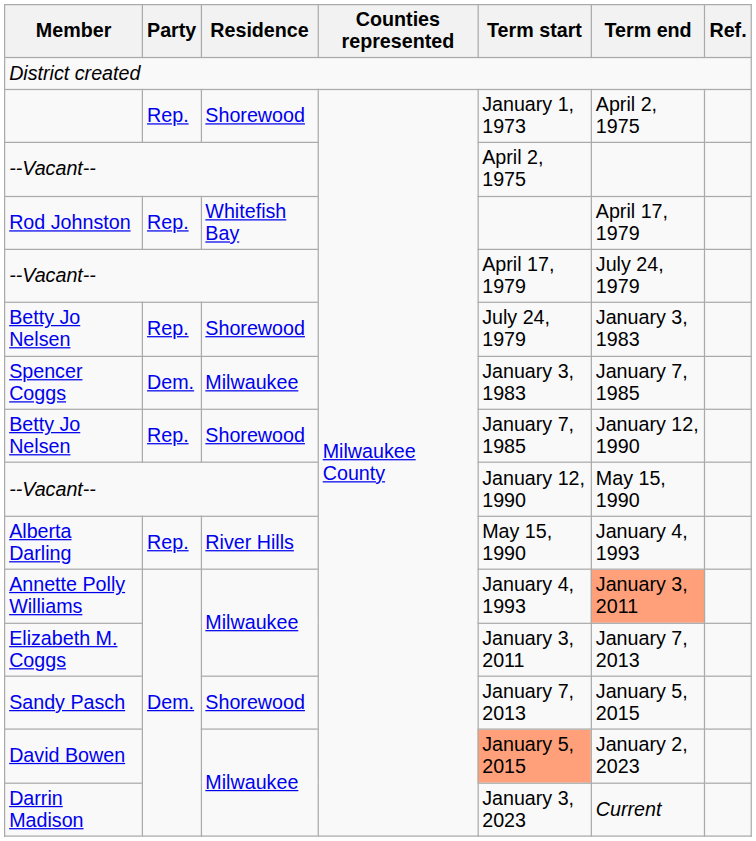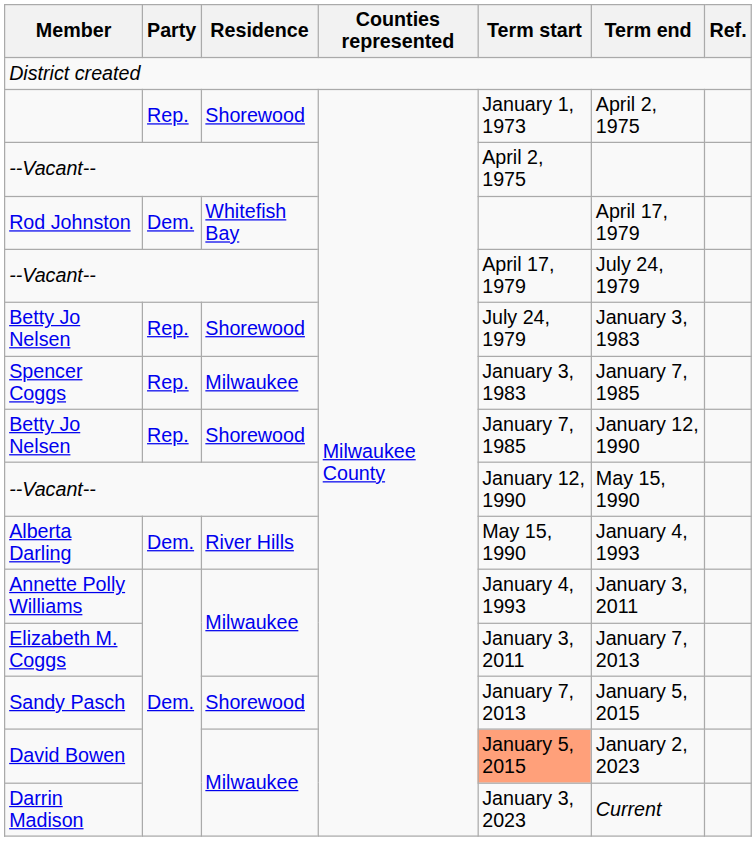(168, 222) Rep. -> (171, 222) Dem.
(171, 382) Dem. -> (168, 382) Rep.
(168, 542) Rep. -> (171, 542) Dem.
(642, 595) lightsalmon background -> (642, 595) no background
